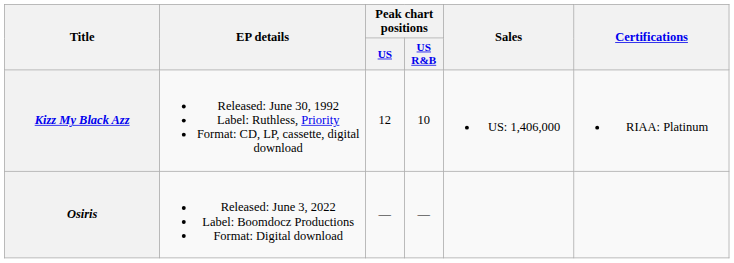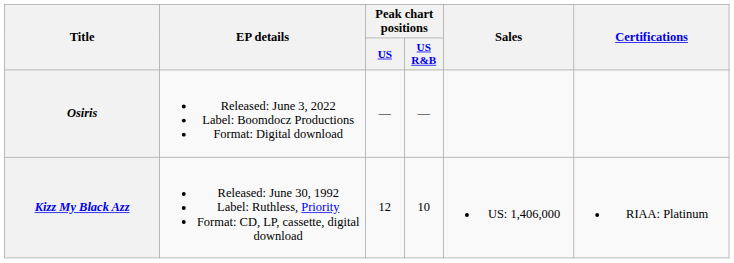rows swapped: (82, 120) <-> (82, 214)
